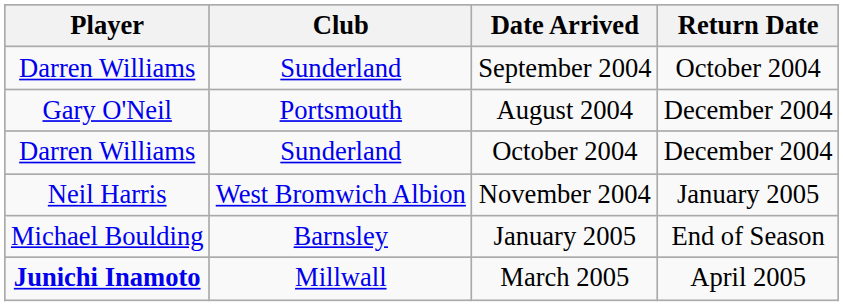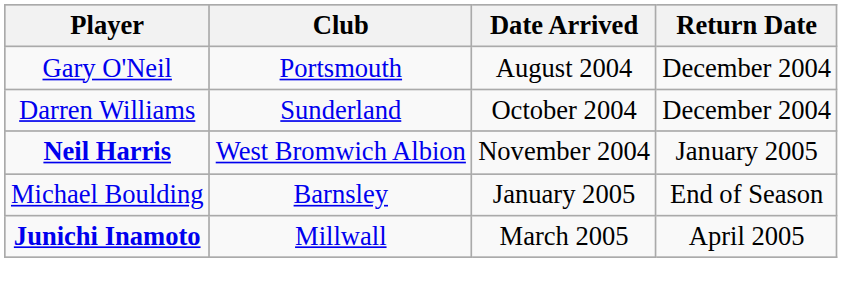- row: (565, 67)
(107, 194) normal -> (107, 151) bold
